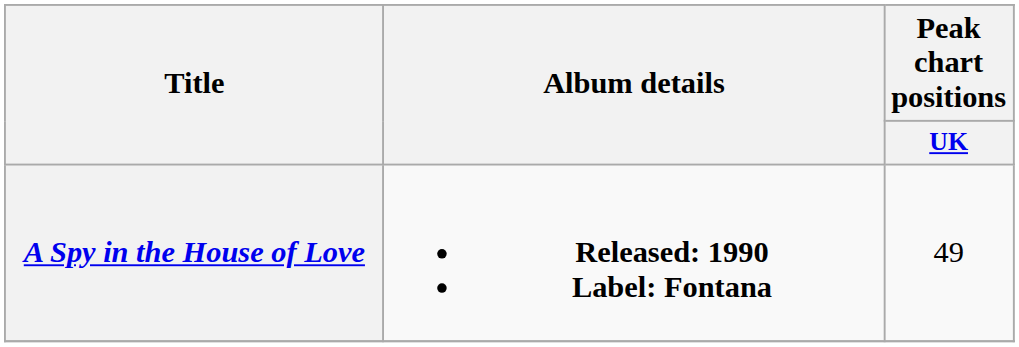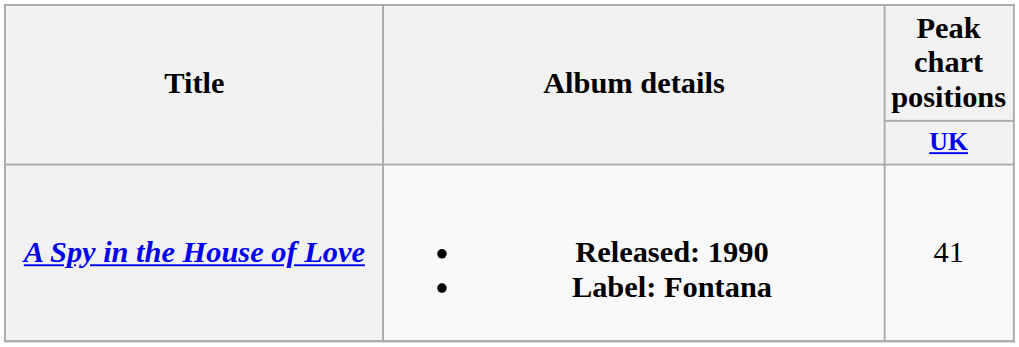(949, 252) 49 -> (949, 252) 41
